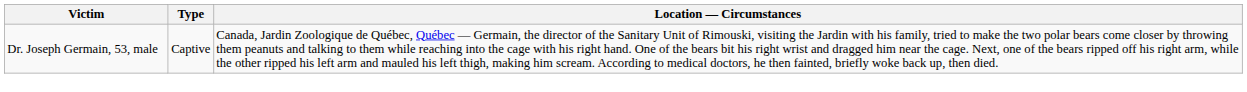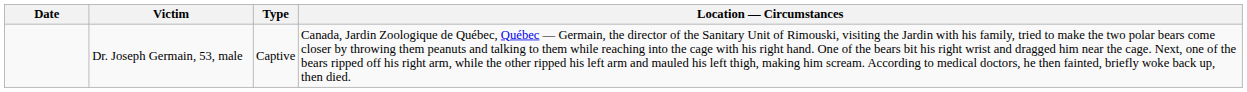+ column: (47, 14)
